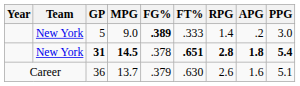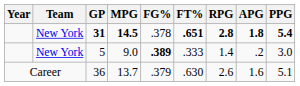rows swapped: (99, 52) <-> (102, 33)
